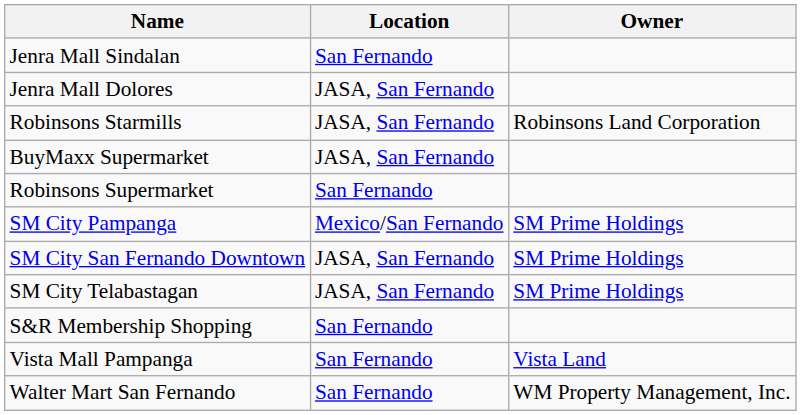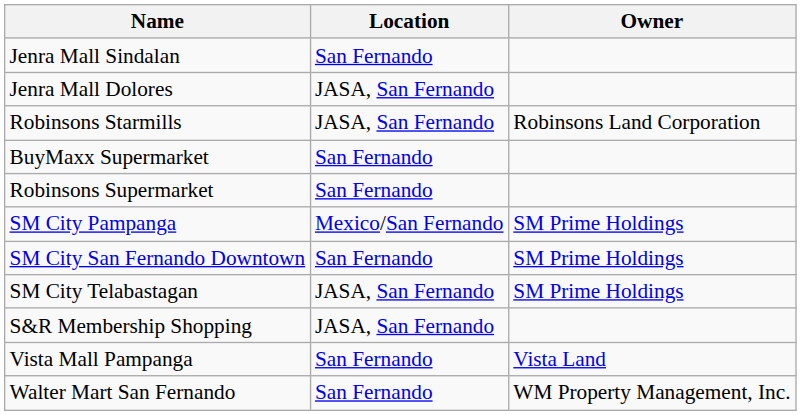(405, 156) JASA, San Fernando -> (374, 156) San Fernando
(405, 257) JASA, San Fernando -> (374, 257) San Fernando
(374, 325) San Fernando -> (405, 325) JASA, San Fernando
